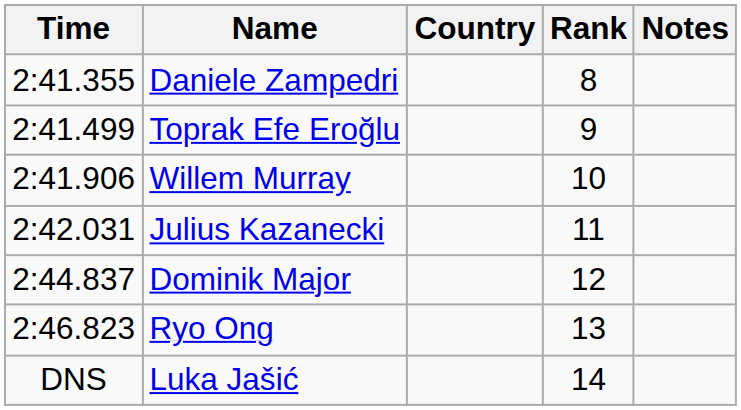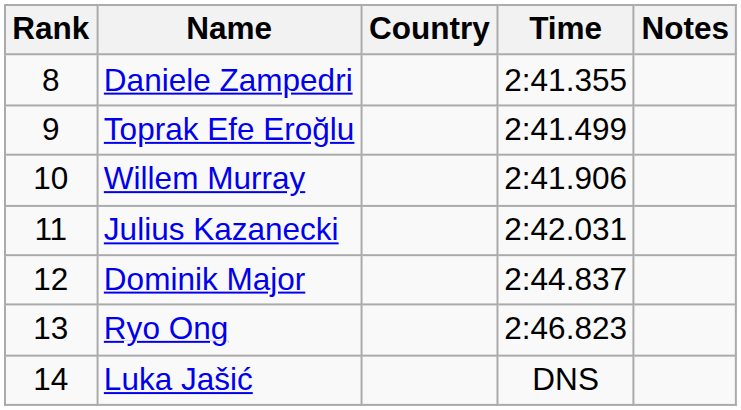columns swapped: (588, 29) <-> (74, 29)
